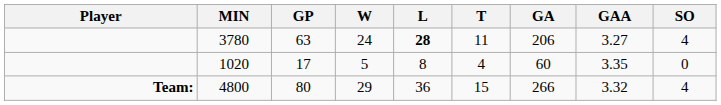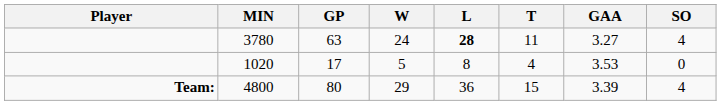- column: (543, 16)
(615, 64) 3.35 -> (605, 64) 3.53
(615, 87) 3.32 -> (605, 87) 3.39
